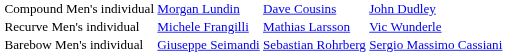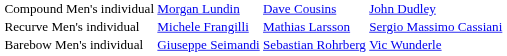(405, 26) Vic Wunderle -> (436, 26) Sergio Massimo Cassiani
(436, 45) Sergio Massimo Cassiani -> (405, 45) Vic Wunderle
